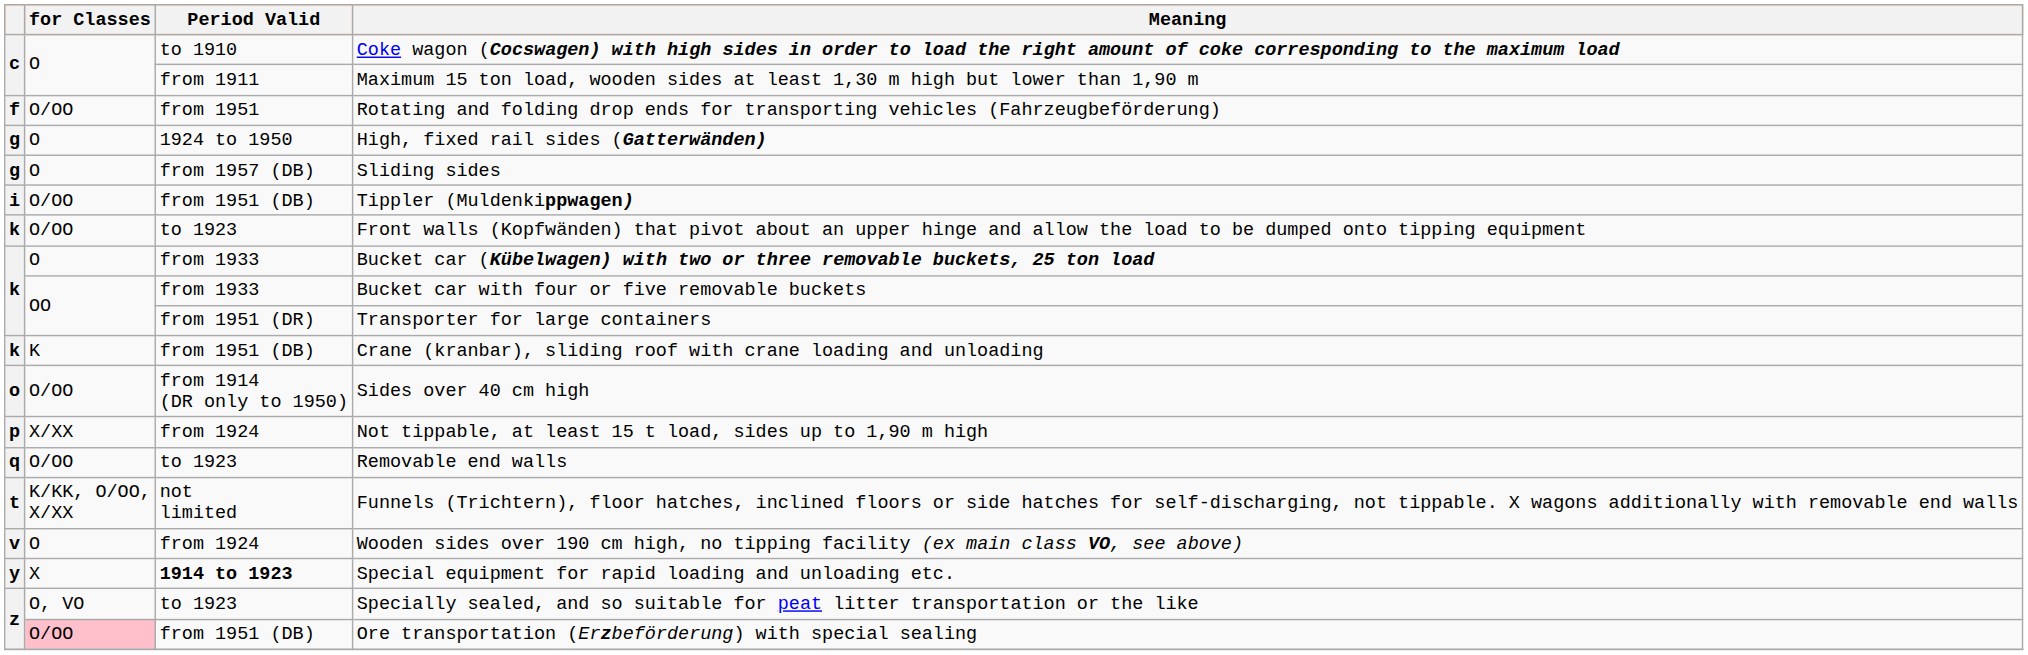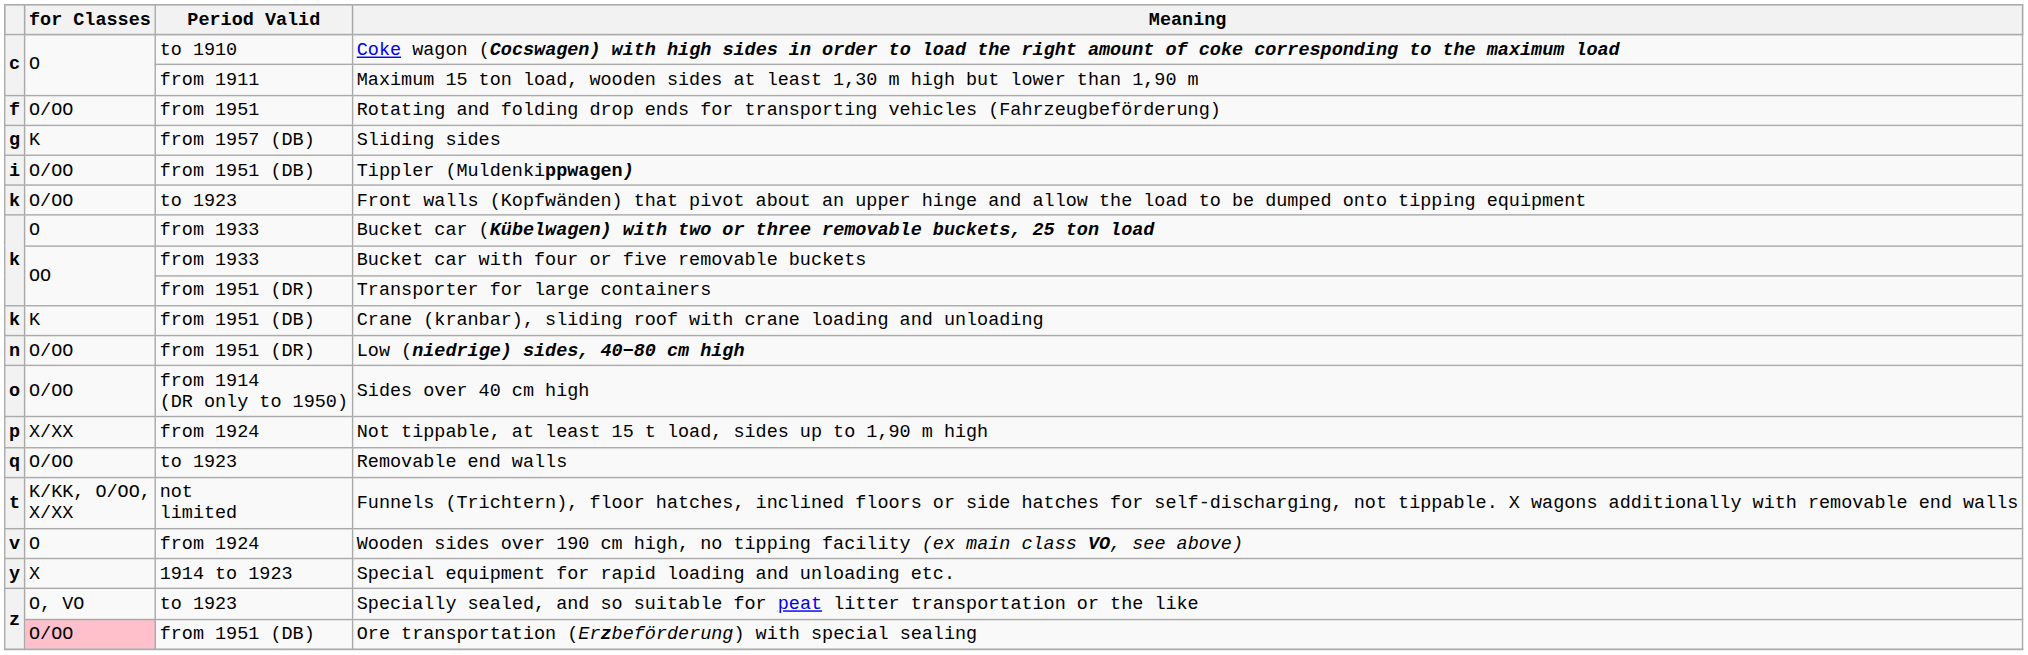- row: (562, 140)
(35, 170) O -> (35, 140) K
+ row: (551, 351)
(226, 574) bold -> (226, 574) normal
